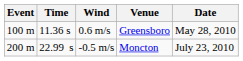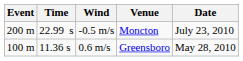rows swapped: (95, 30) <-> (96, 47)
